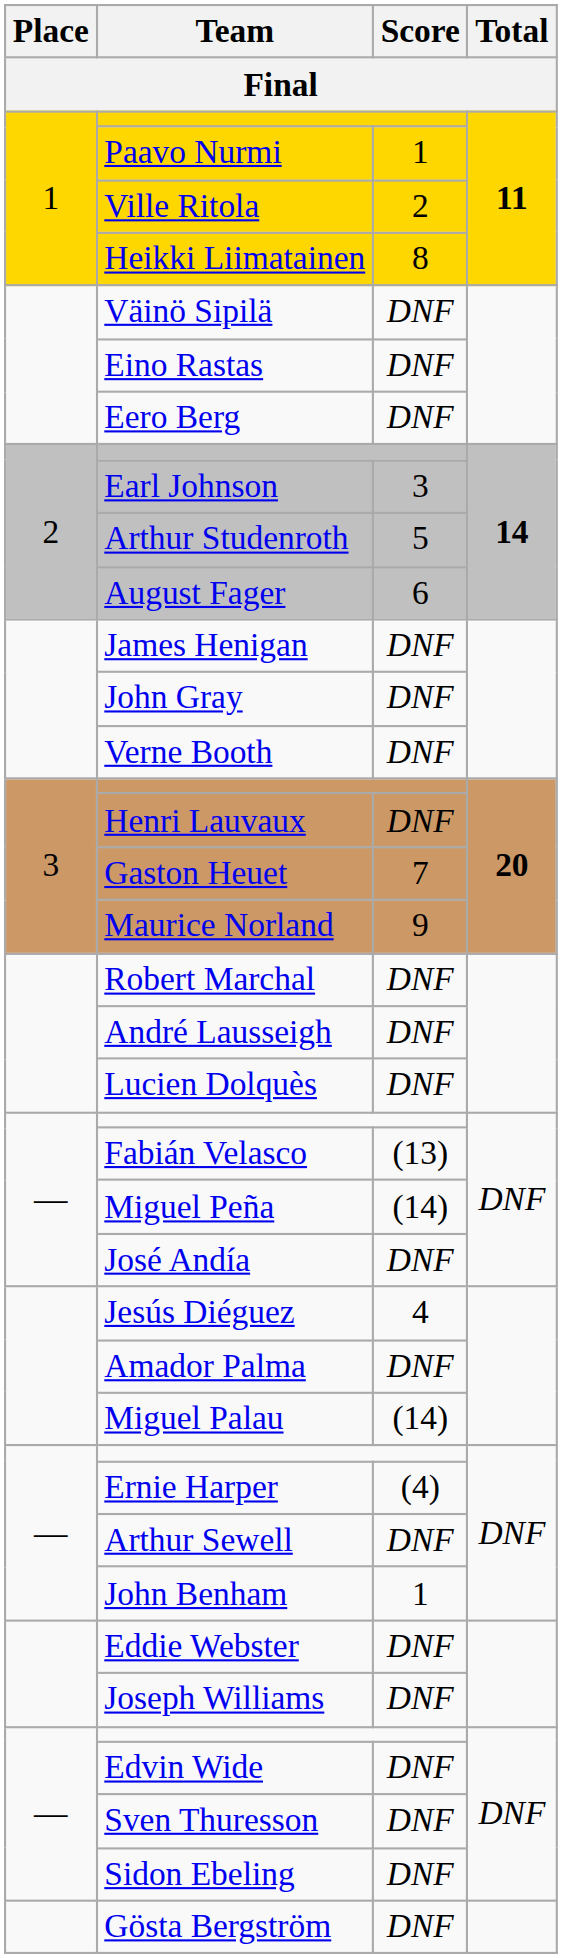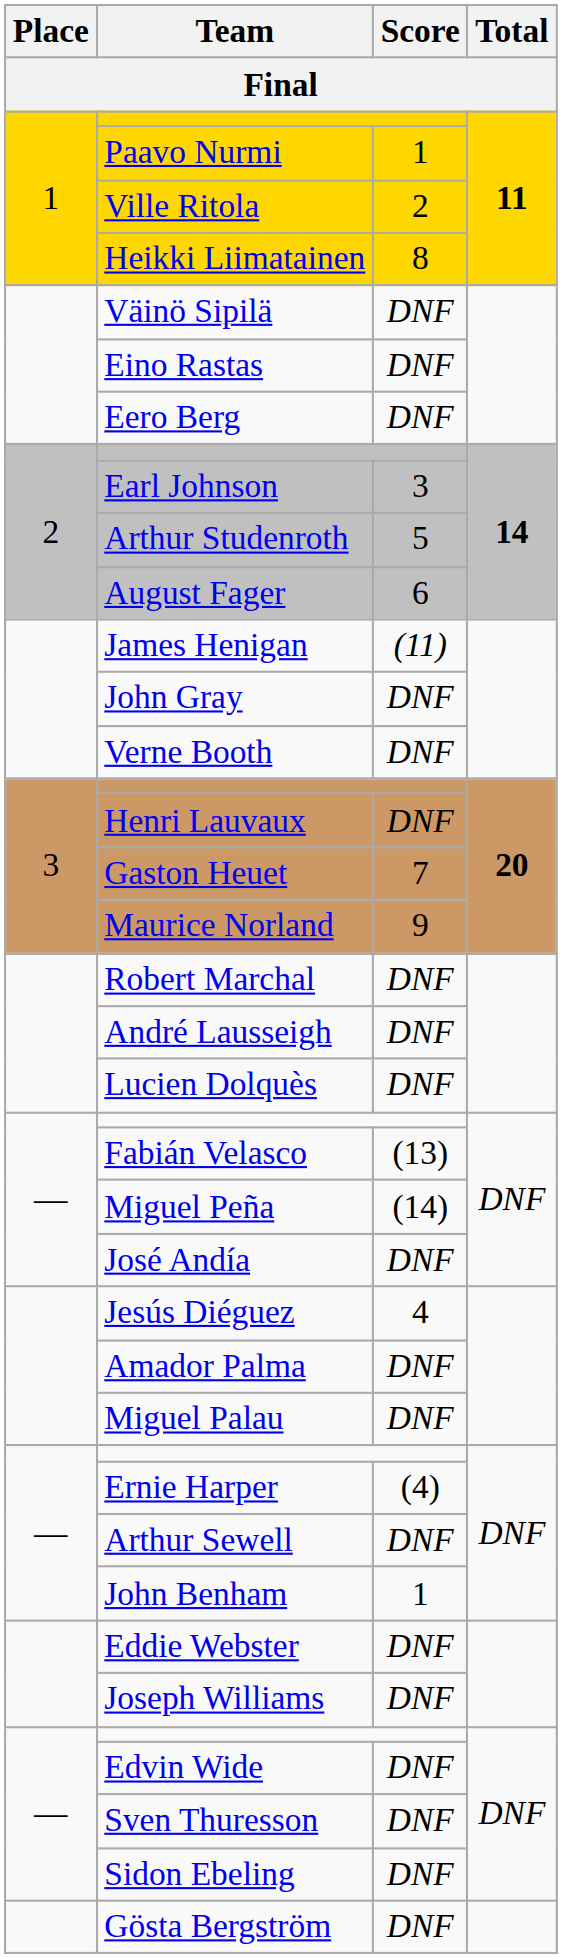(420, 645) DNF -> (420, 645) (11)
(420, 1418) (14) -> (420, 1418) DNF
